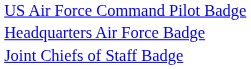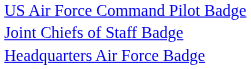rows swapped: (94, 55) <-> (105, 33)
